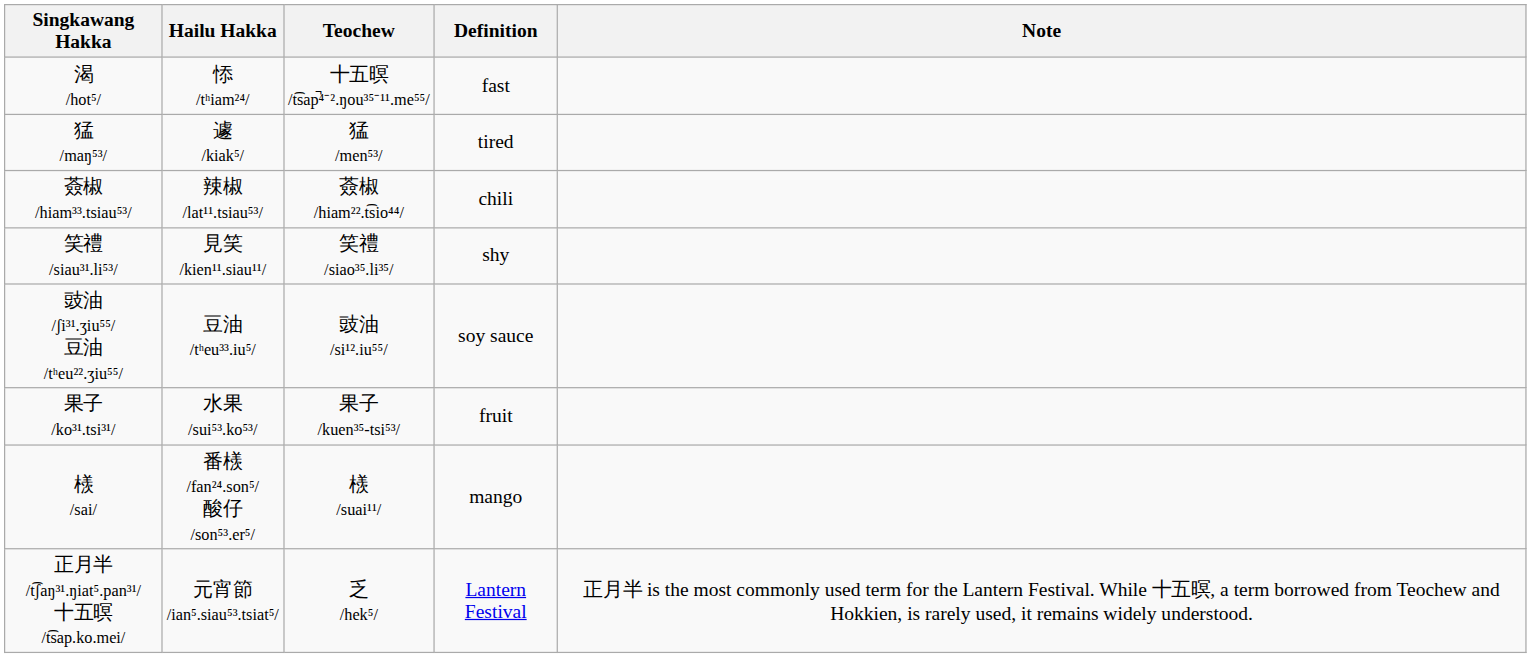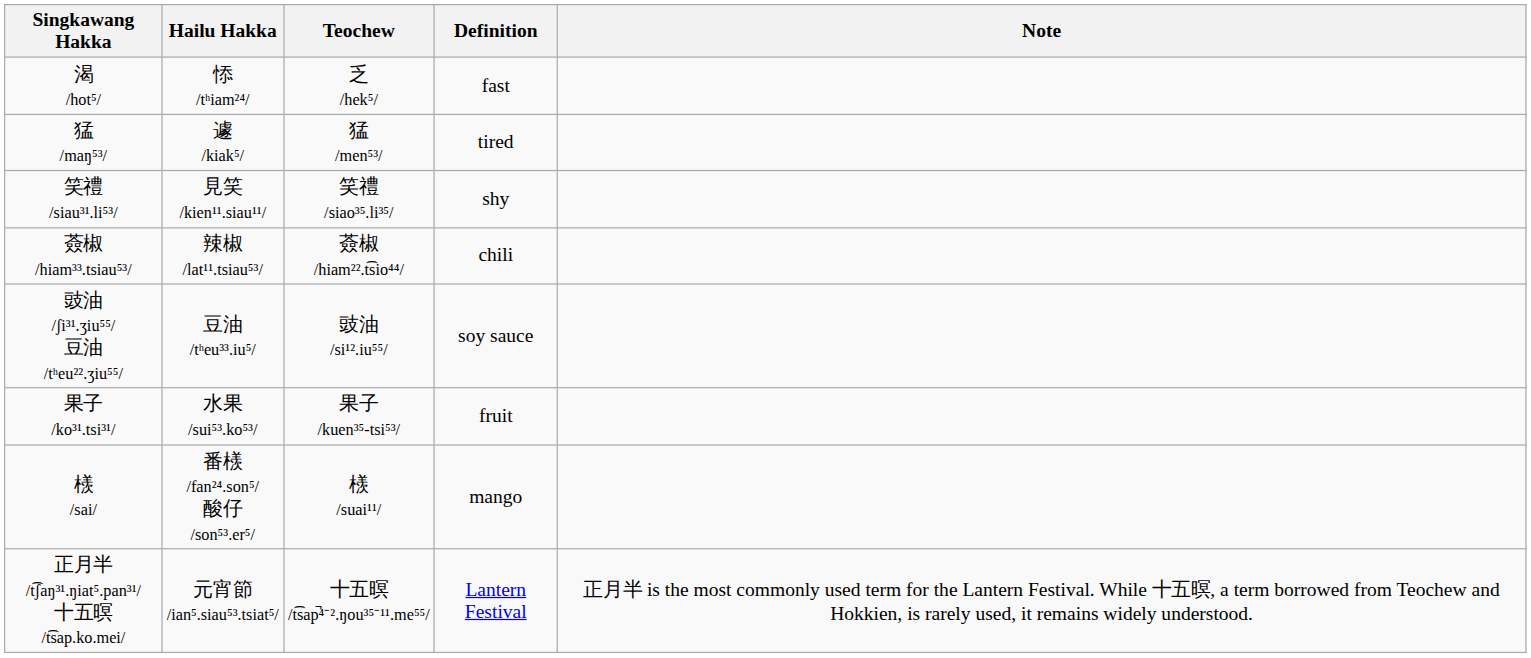(359, 86) 十五暝 /t͡sap̚⁴⁻².ŋou³⁵⁻¹¹.me⁵⁵/ -> (359, 86) 乏 /hek⁵/
rows swapped: (83, 256) <-> (83, 199)
(359, 601) 乏 /hek⁵/ -> (359, 601) 十五暝 /t͡sap̚⁴⁻².ŋou³⁵⁻¹¹.me⁵⁵/
